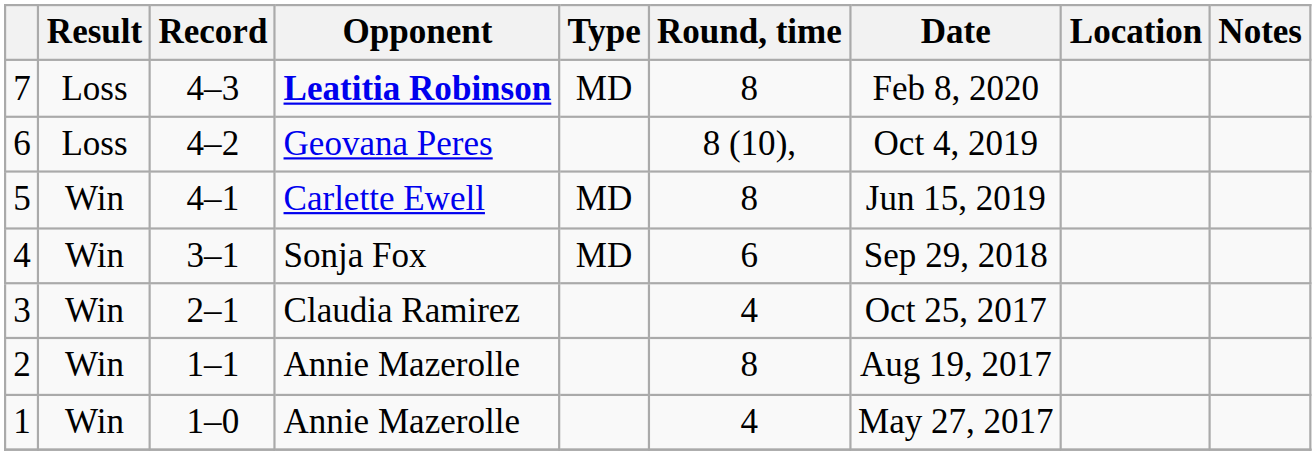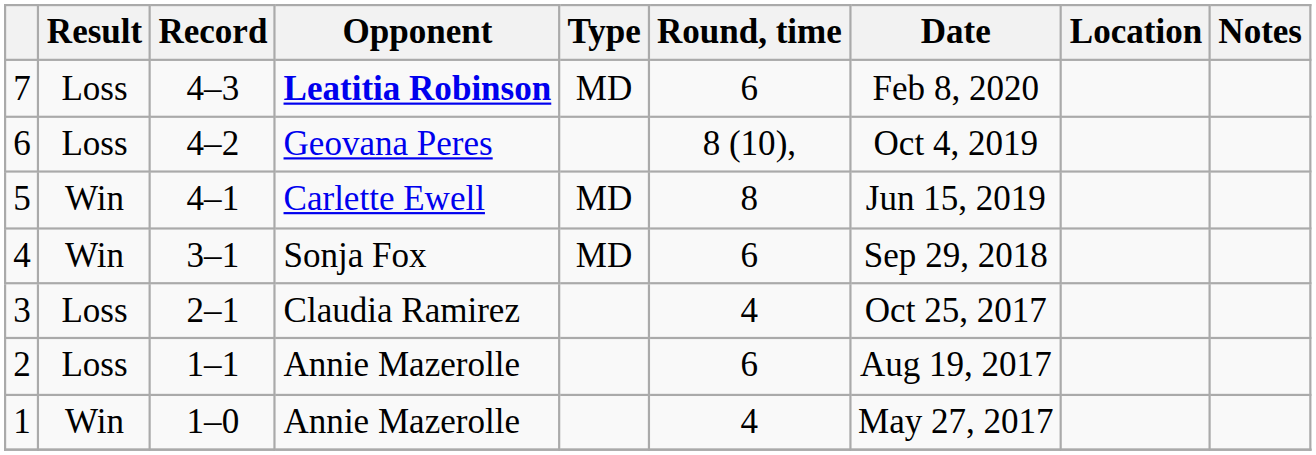(749, 87) 8 -> (749, 87) 6
(95, 310) Win -> (95, 310) Loss
(95, 365) Win -> (95, 365) Loss
(749, 365) 8 -> (749, 365) 6
